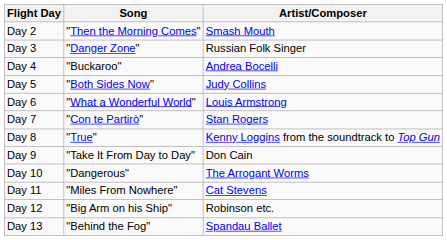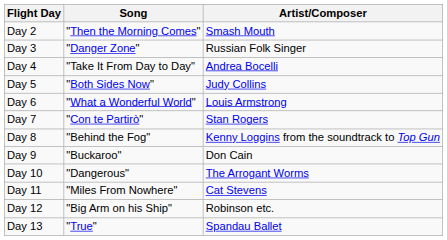(94, 66) "Buckaroo" -> (131, 66) "Take It From Day to Day"
(82, 137) "True" -> (108, 137) "Behind the Fog"
(131, 155) "Take It From Day to Day" -> (94, 155) "Buckaroo"
(108, 226) "Behind the Fog" -> (82, 226) "True"
